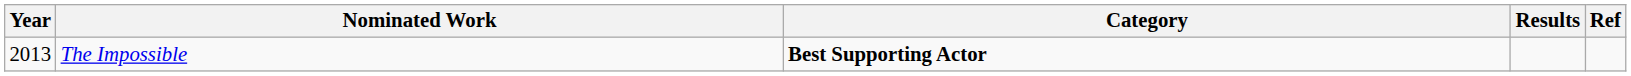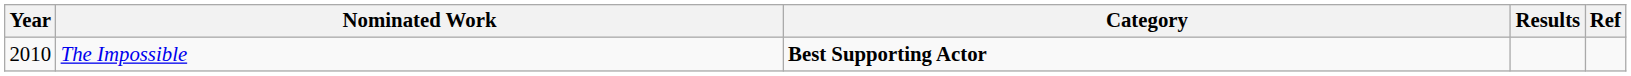(30, 53) 2013 -> (30, 53) 2010
